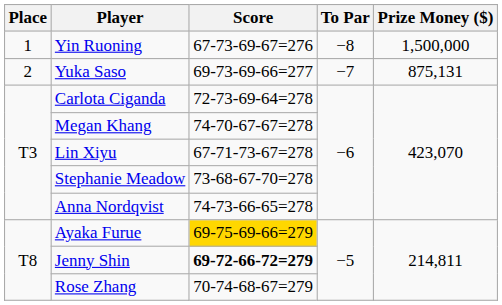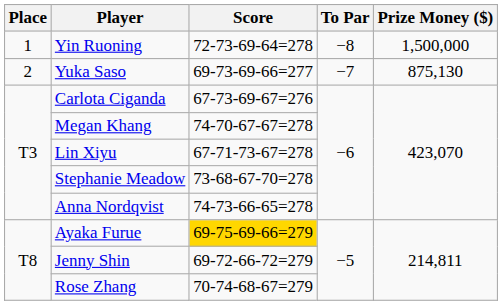(253, 44) 67-73-69-67=276 -> (253, 44) 72-73-69-64=278
(435, 71) 875,131 -> (435, 71) 875,130
(253, 98) 72-73-69-64=278 -> (253, 98) 67-73-69-67=276
(253, 260) bold -> (253, 260) normal
